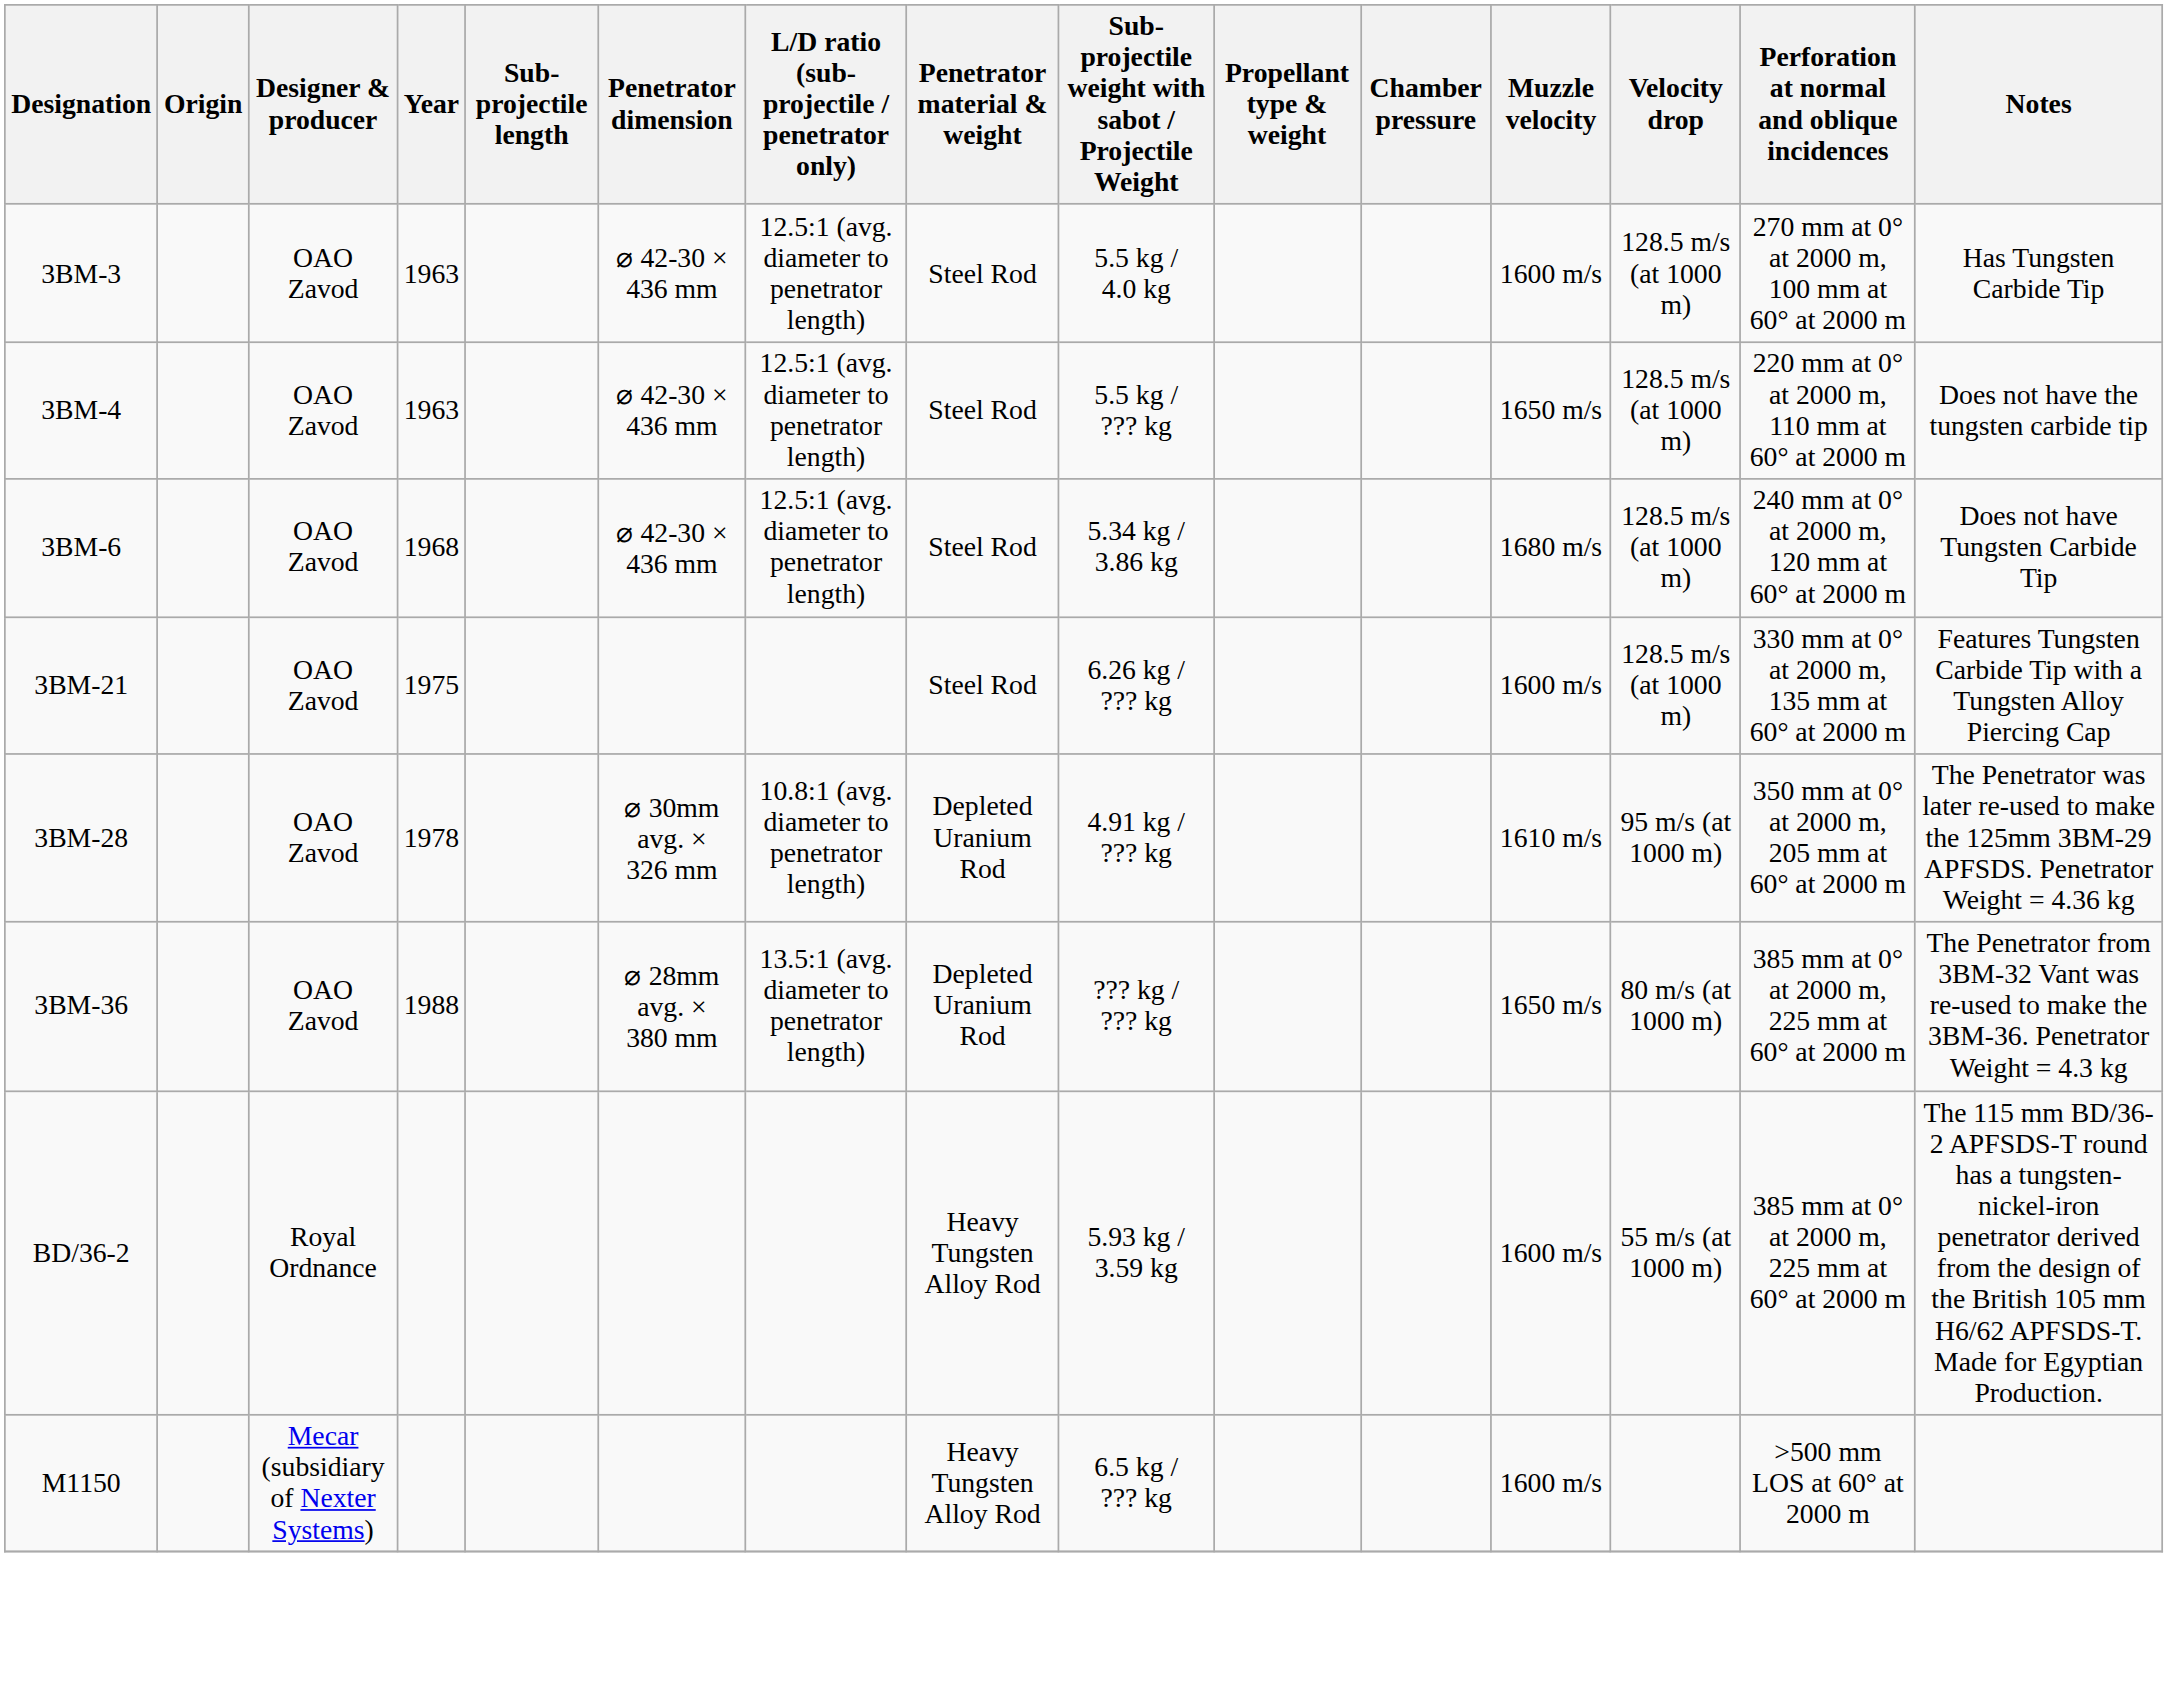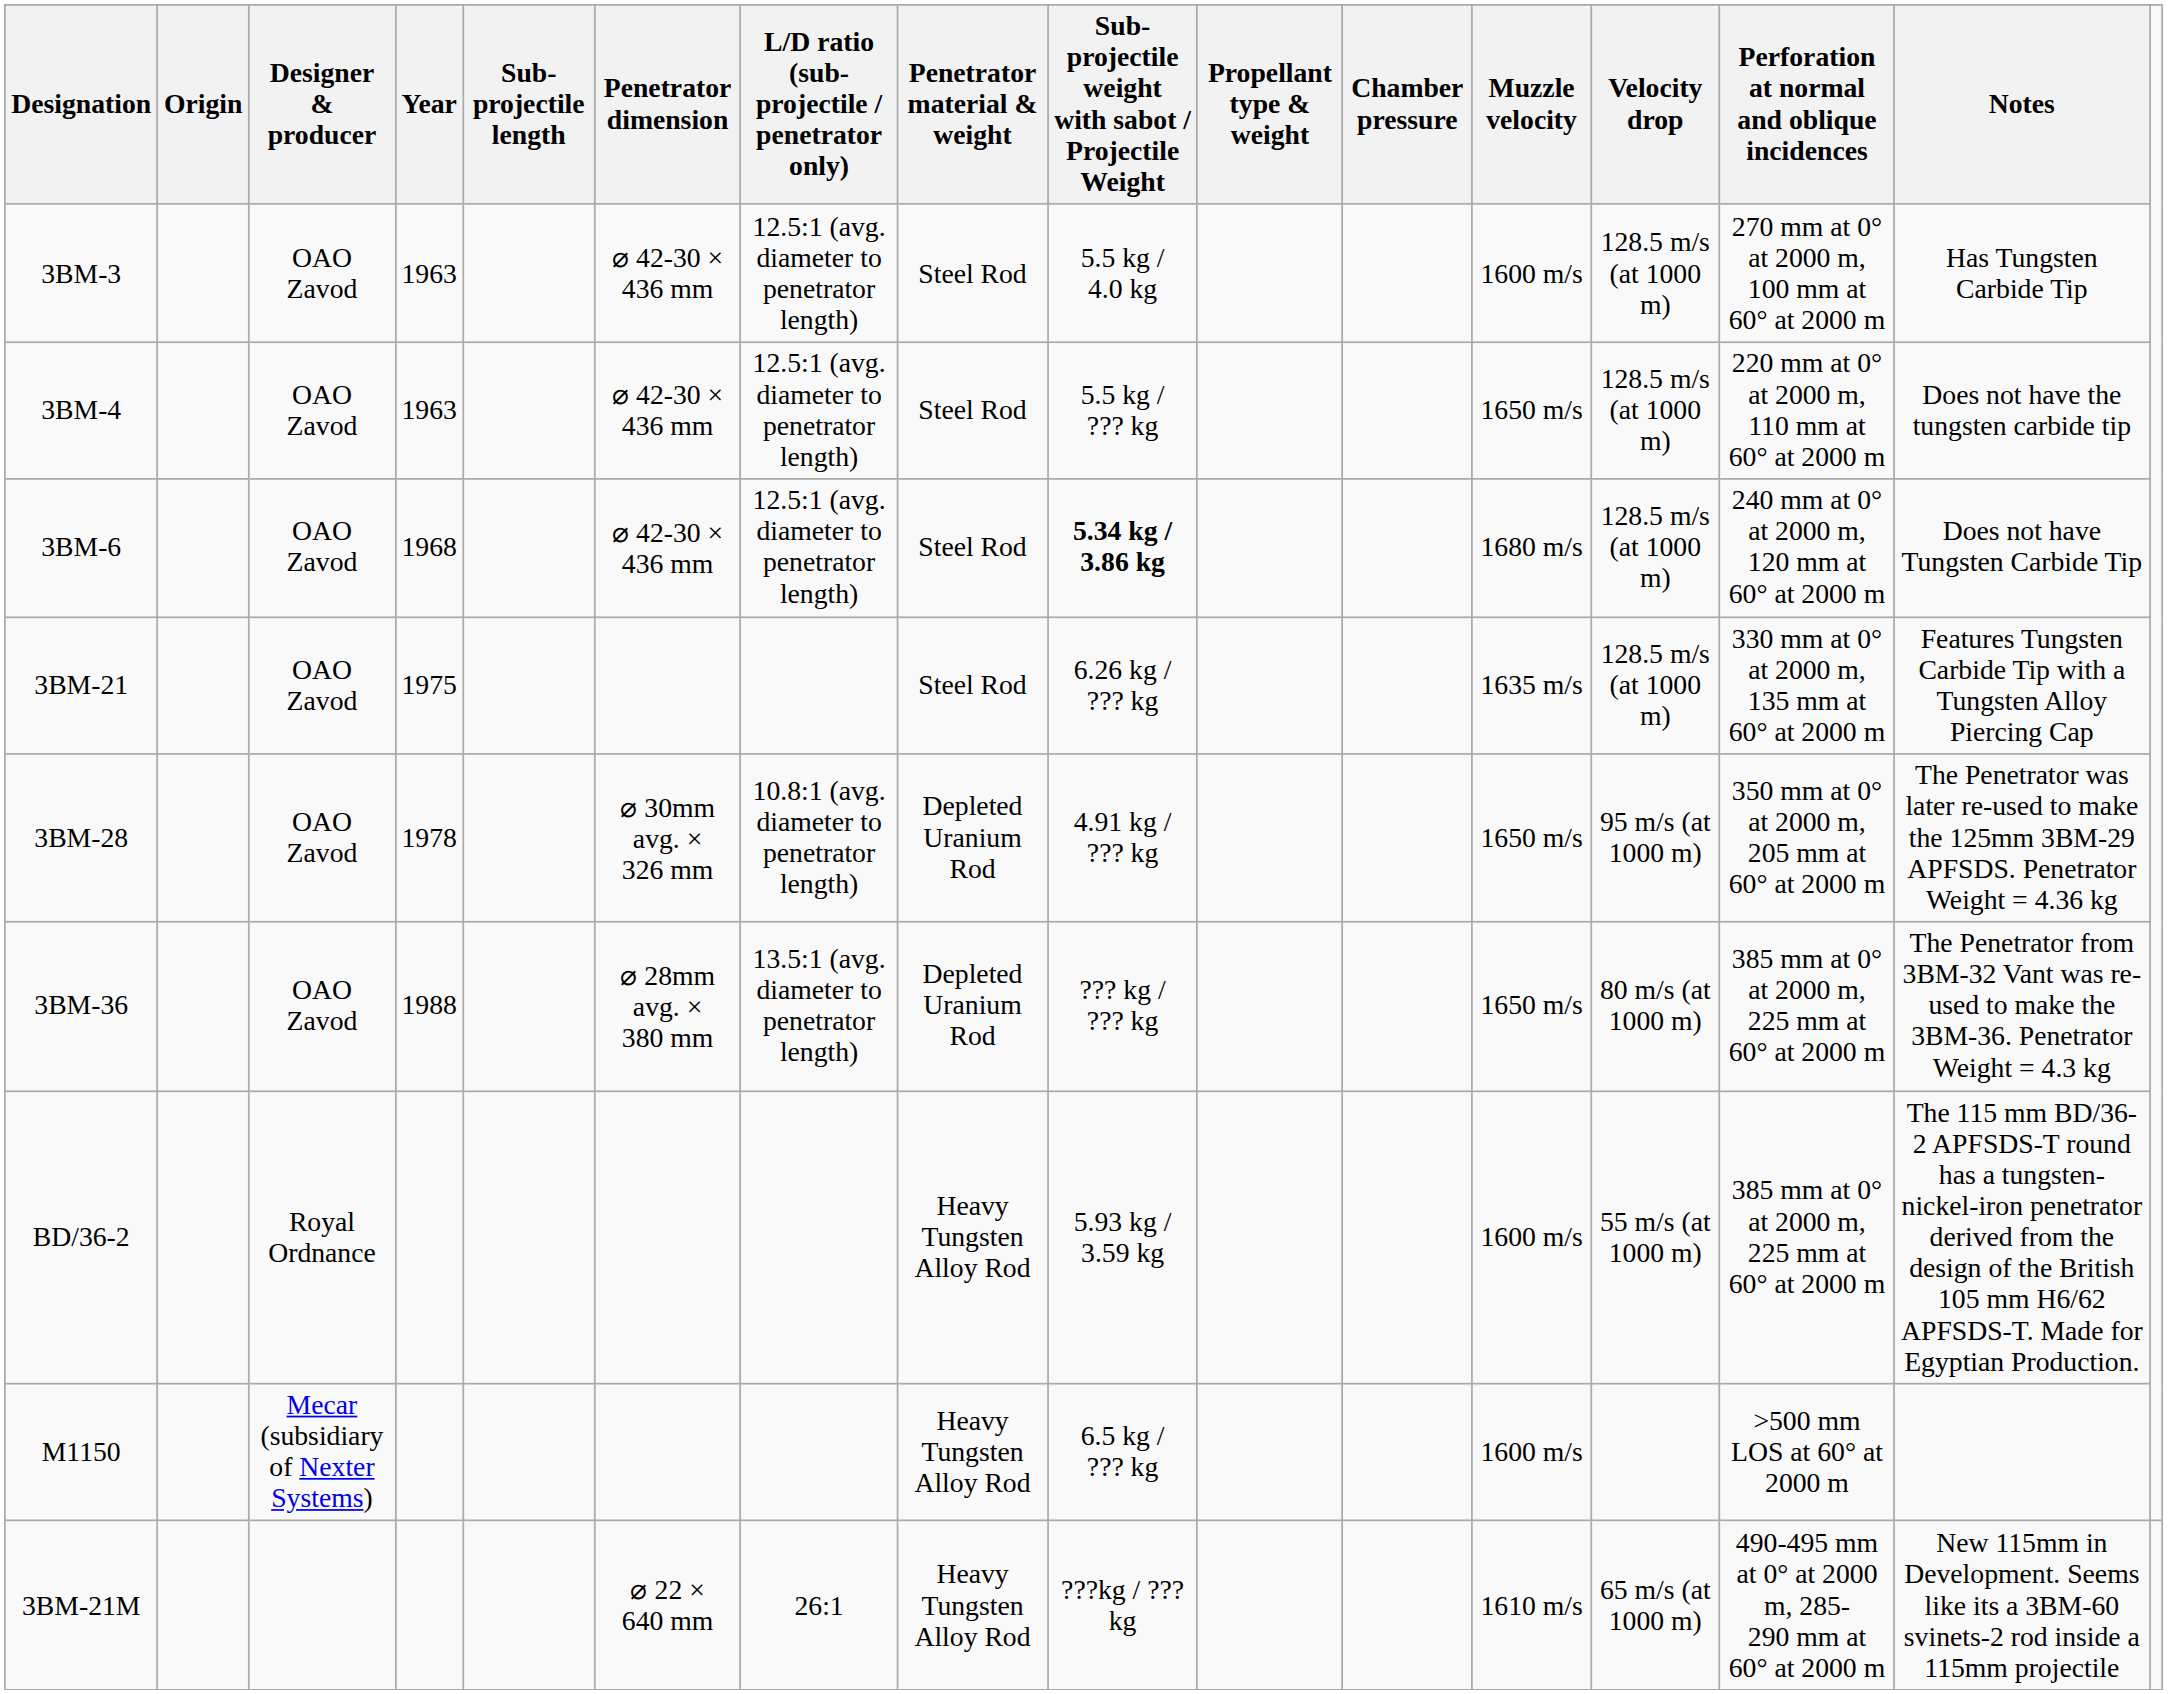(1136, 547) normal -> (1123, 547) bold
(1551, 684) 1600 m/s -> (1532, 684) 1635 m/s
(1551, 837) 1610 m/s -> (1532, 837) 1650 m/s
+ row: (81, 1604)
